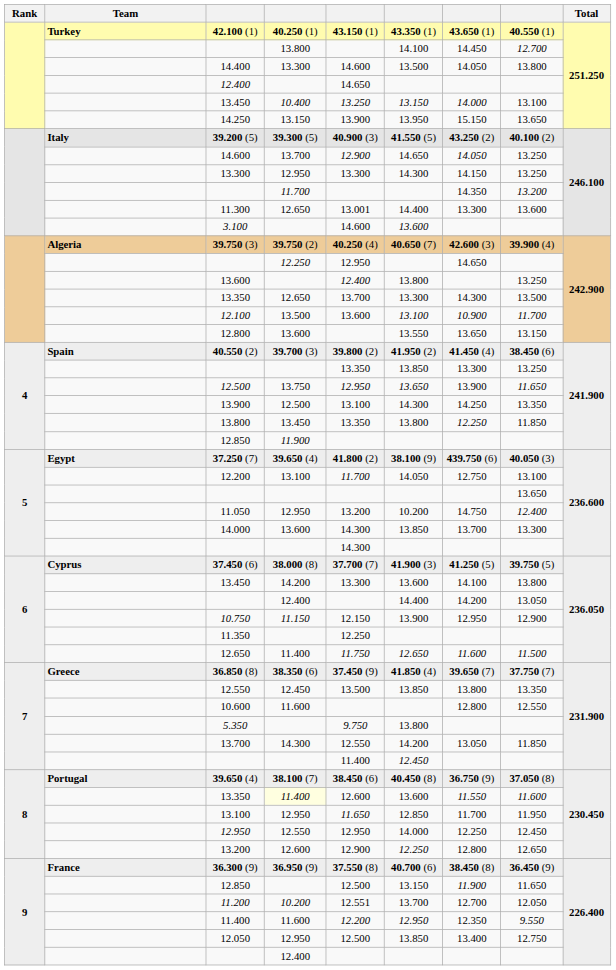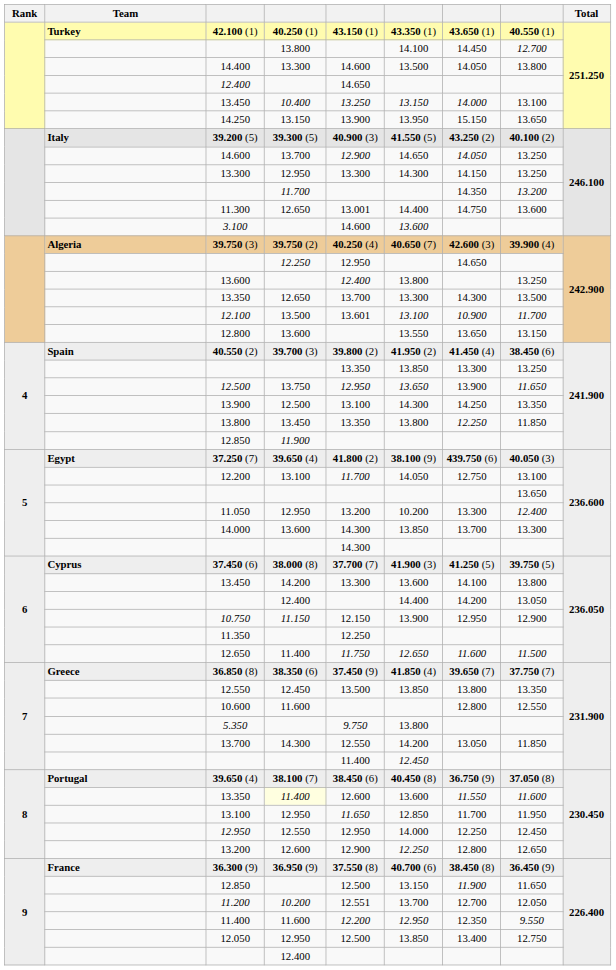(472, 209) 13.300 -> (472, 209) 14.750
(355, 316) 13.600 -> (355, 316) 13.601
(472, 511) 14.750 -> (472, 511) 13.300
